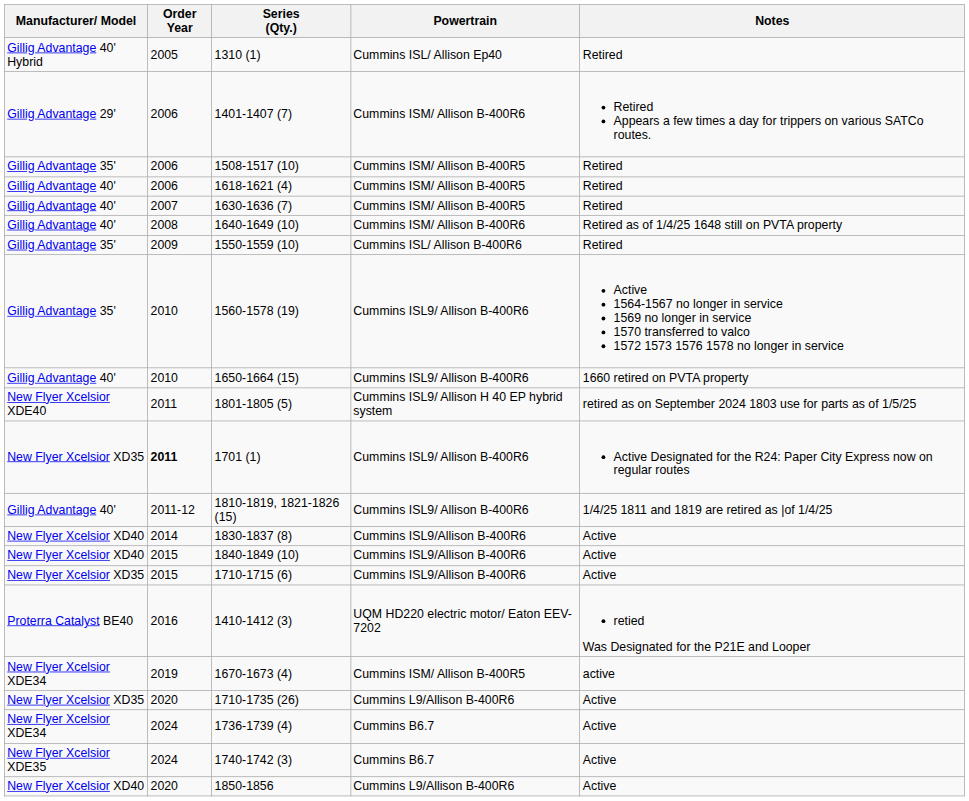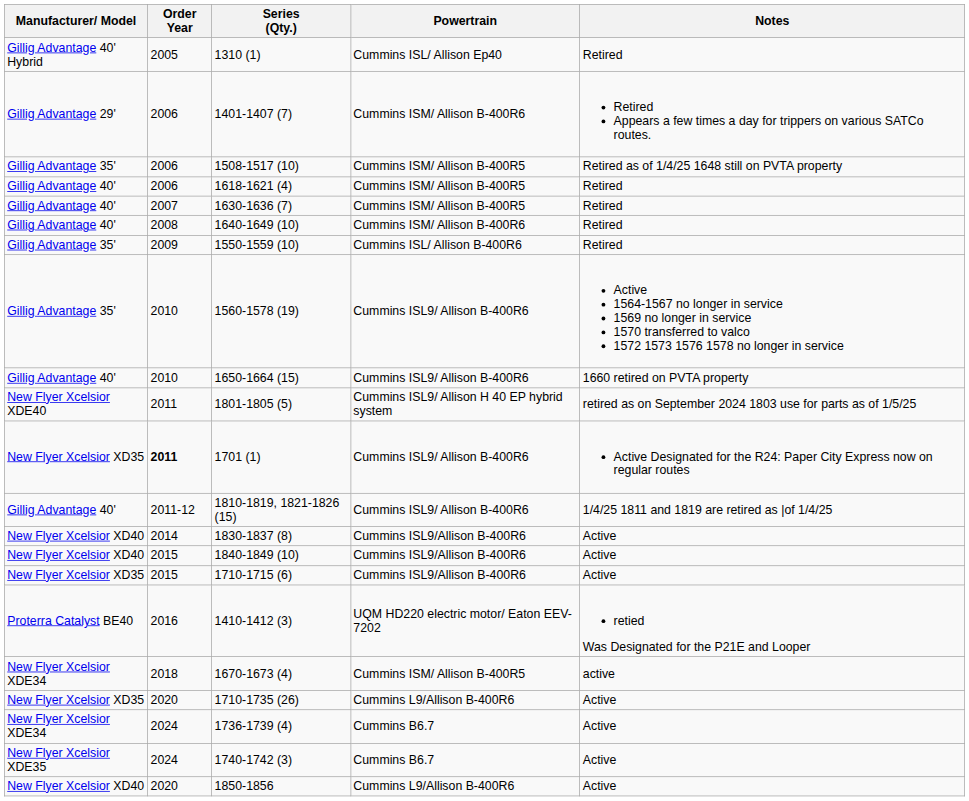(603, 166) Retired -> (712, 166) Retired as of 1/4/25 1648 still on PVTA property
(712, 225) Retired as of 1/4/25 1648 still on PVTA property -> (603, 225) Retired
(164, 673) 2019 -> (164, 673) 2018
